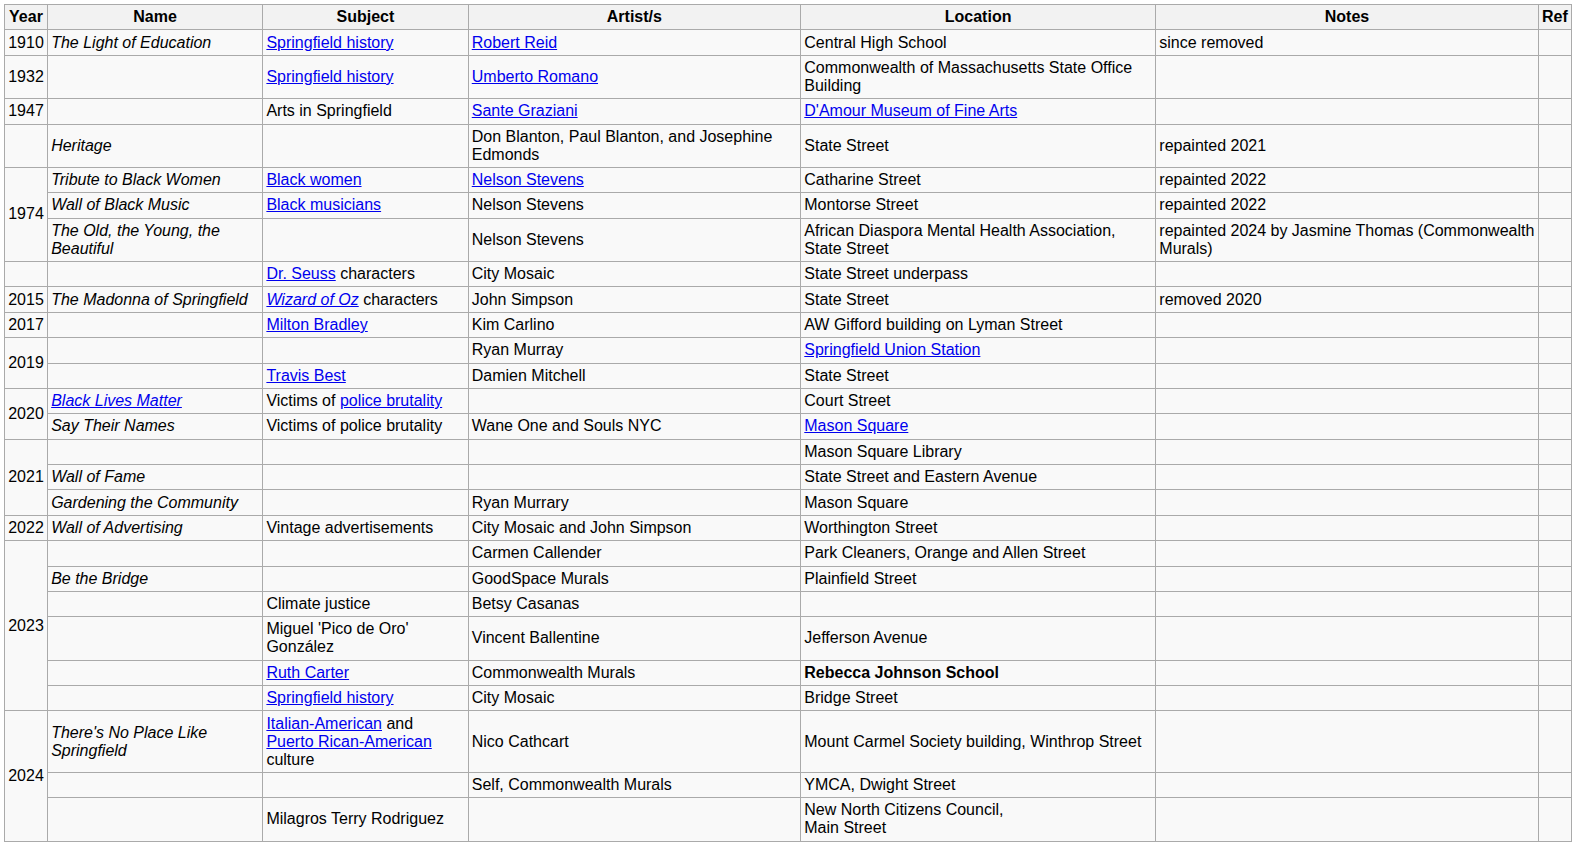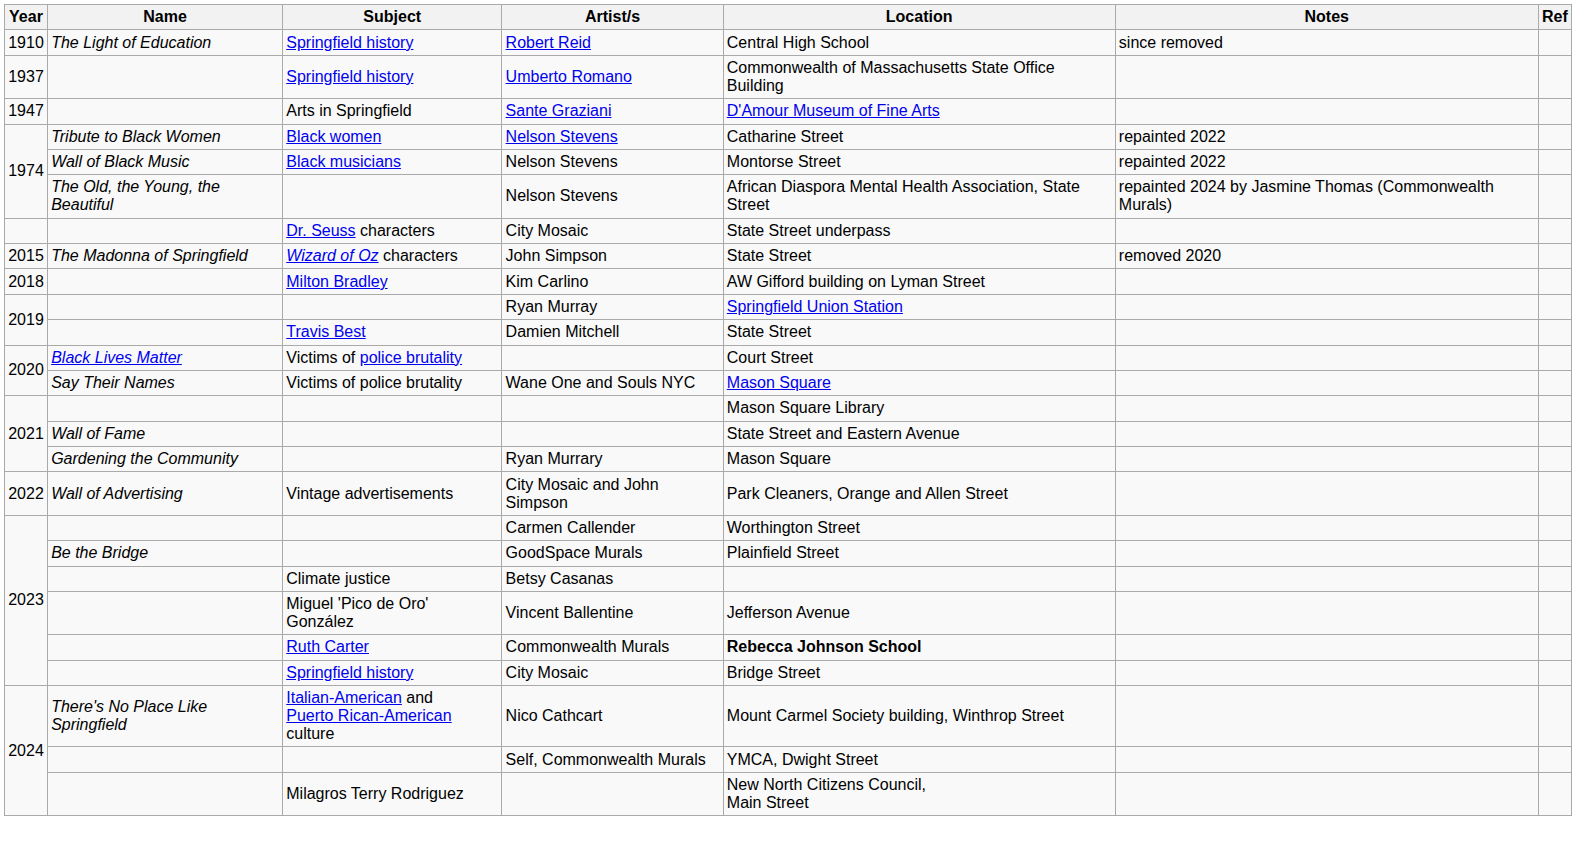(26, 76) 1932 -> (26, 76) 1937
- row: (365, 146)
(26, 324) 2017 -> (26, 281) 2018
(871, 527) Worthington Street -> (867, 493) Park Cleaners, Orange and Allen Street
(945, 553) Park Cleaners, Orange and Allen Street -> (793, 527) Worthington Street
